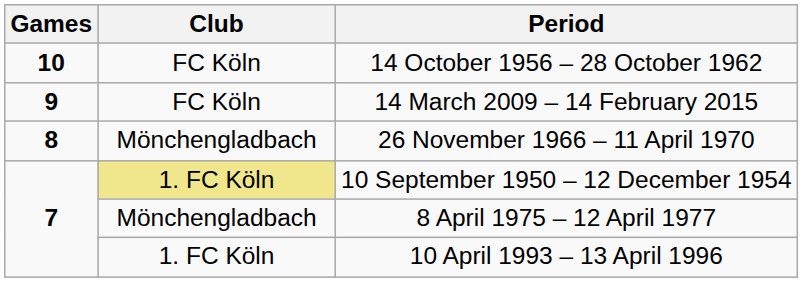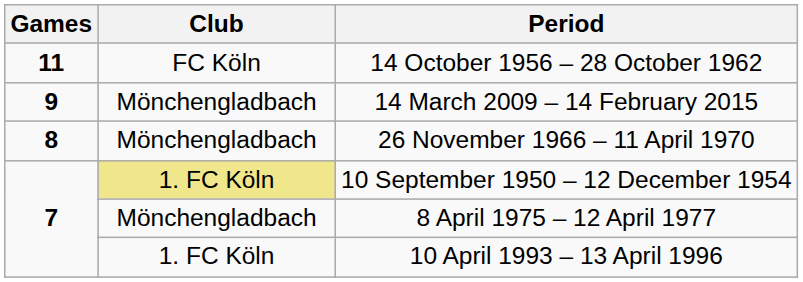(51, 62) 10 -> (51, 62) 11
(217, 101) FC Köln -> (217, 101) Mönchengladbach
